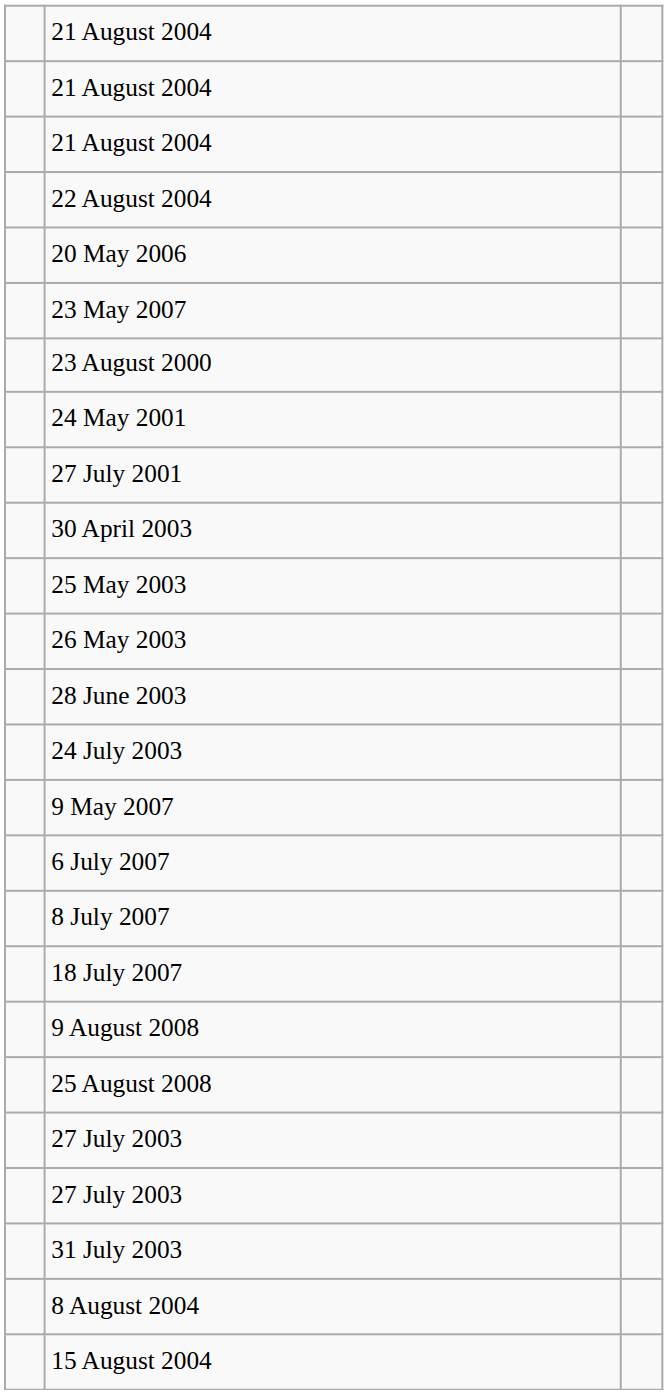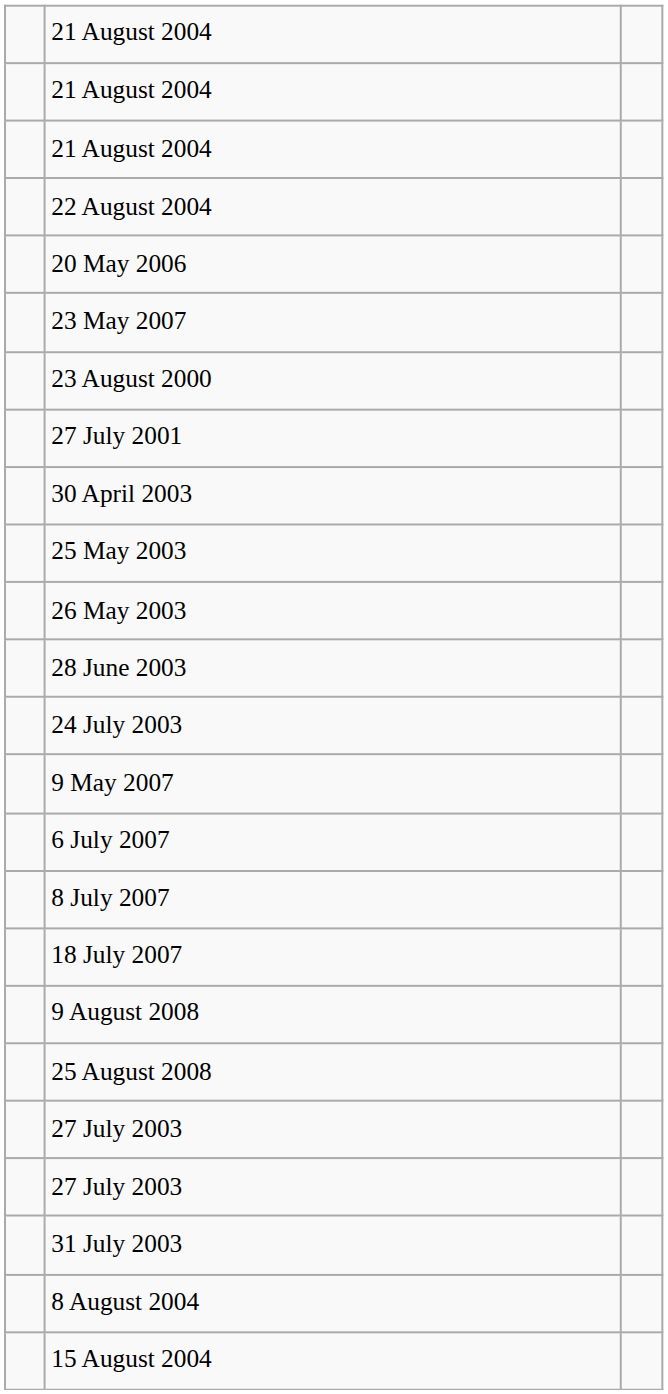- row: (25, 420)
